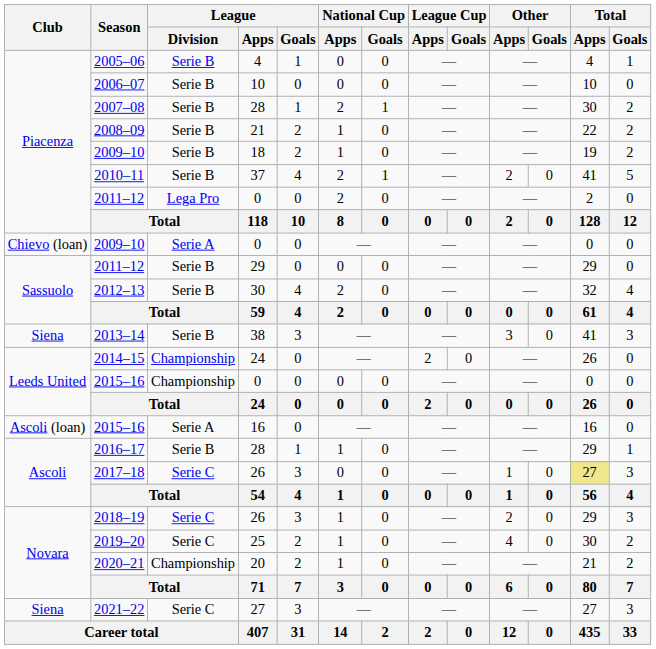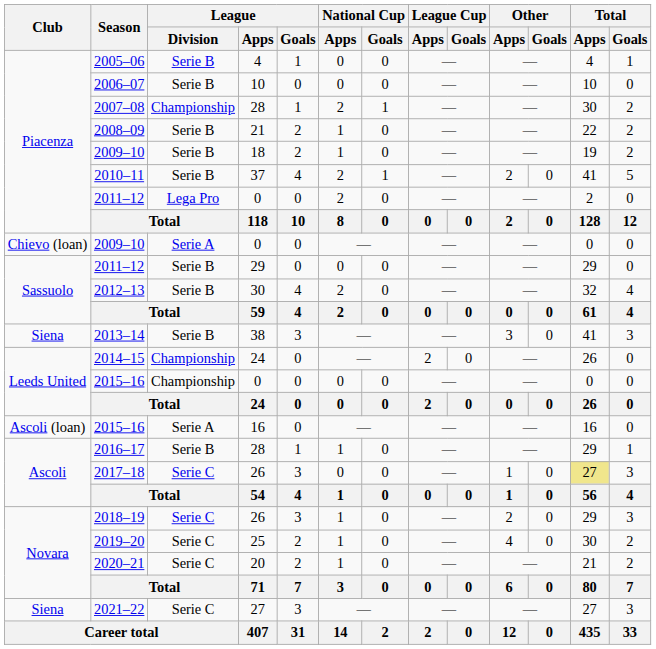(193, 107) Serie B -> (193, 107) Championship
(193, 564) Championship -> (193, 564) Serie C
